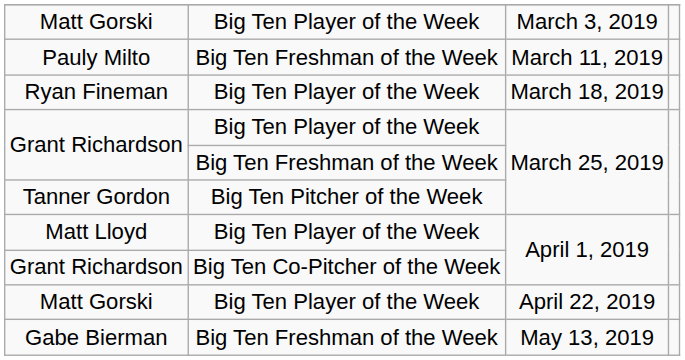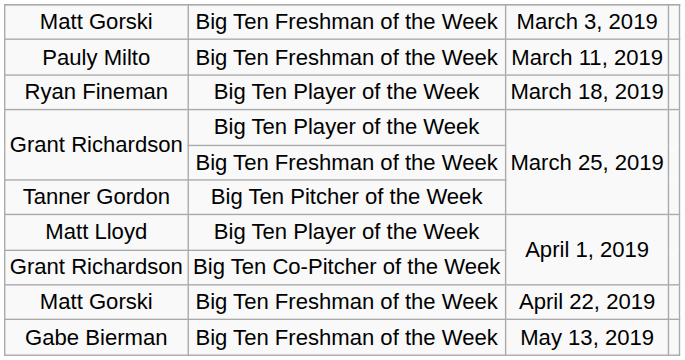(347, 22) Big Ten Player of the Week -> (347, 22) Big Ten Freshman of the Week
(347, 302) Big Ten Player of the Week -> (347, 302) Big Ten Freshman of the Week
